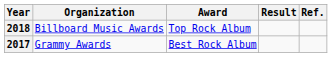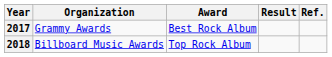rows swapped: (18, 44) <-> (18, 28)
